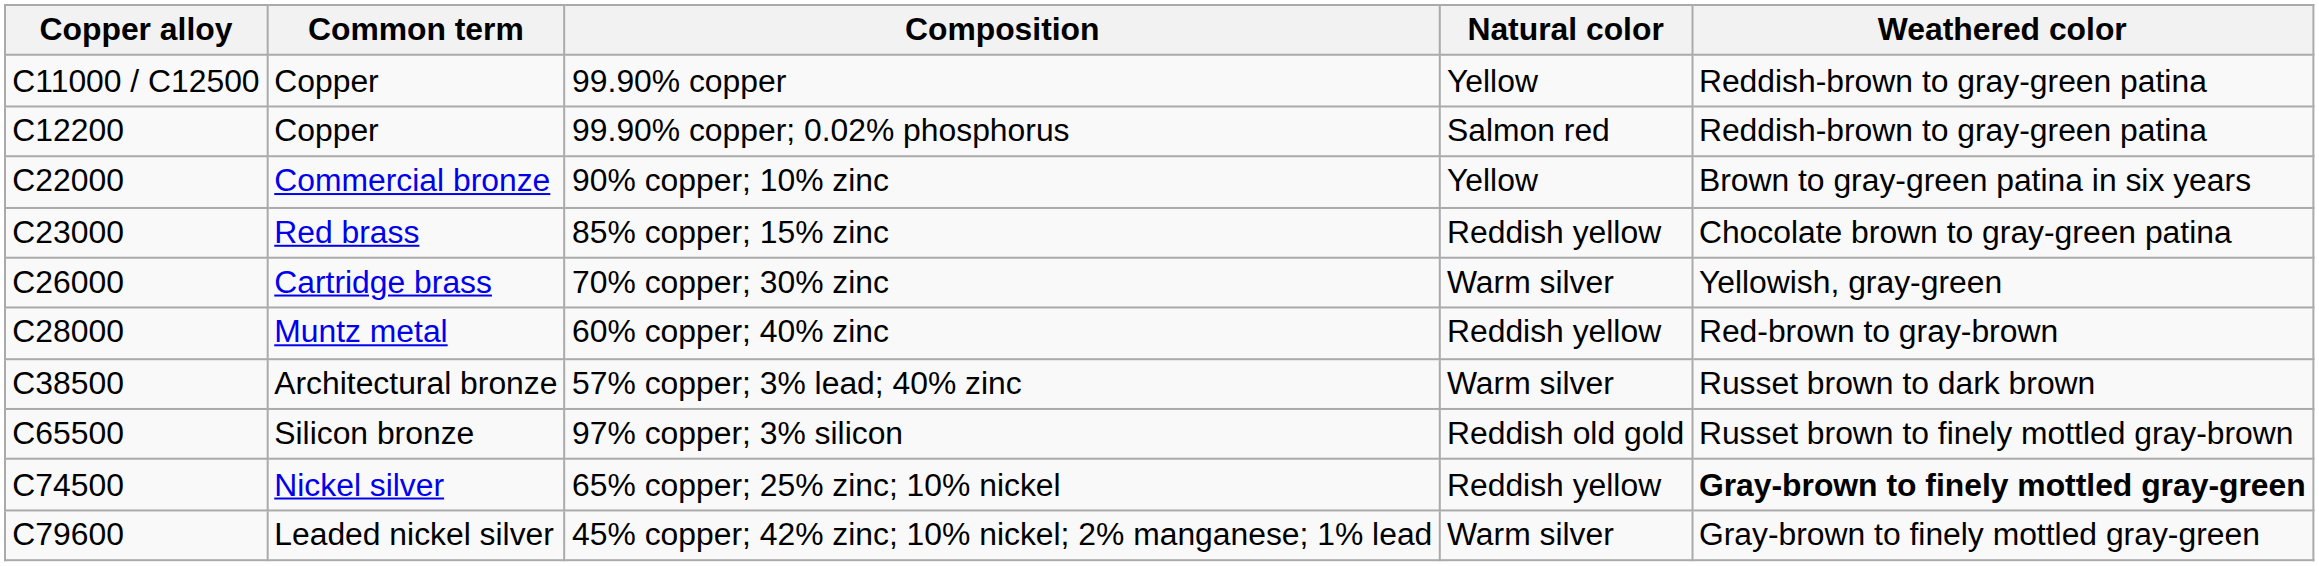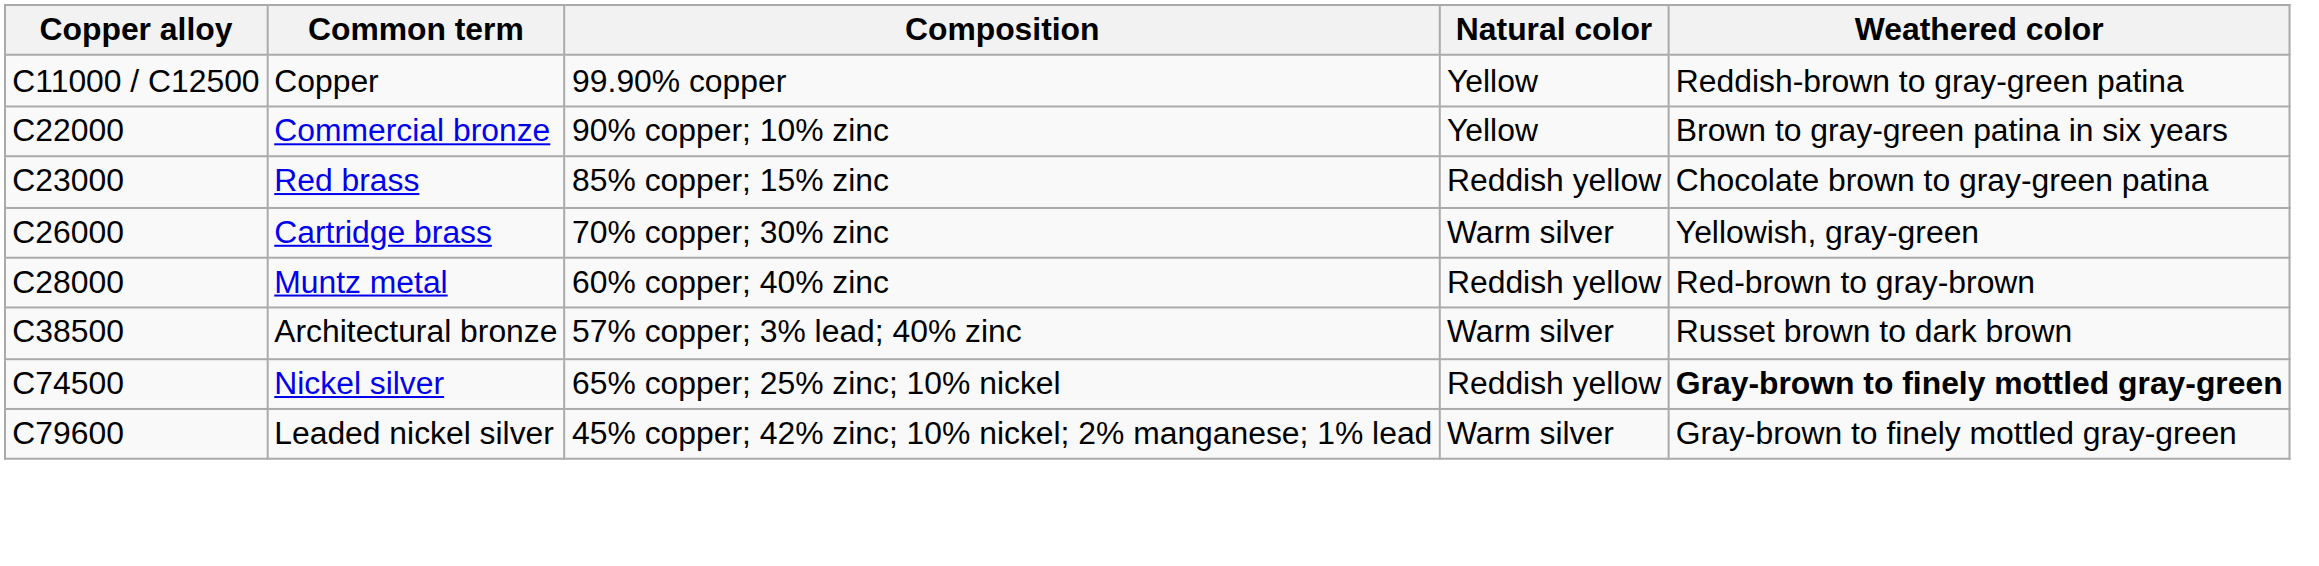- row: (821, 130)
- row: (738, 433)
